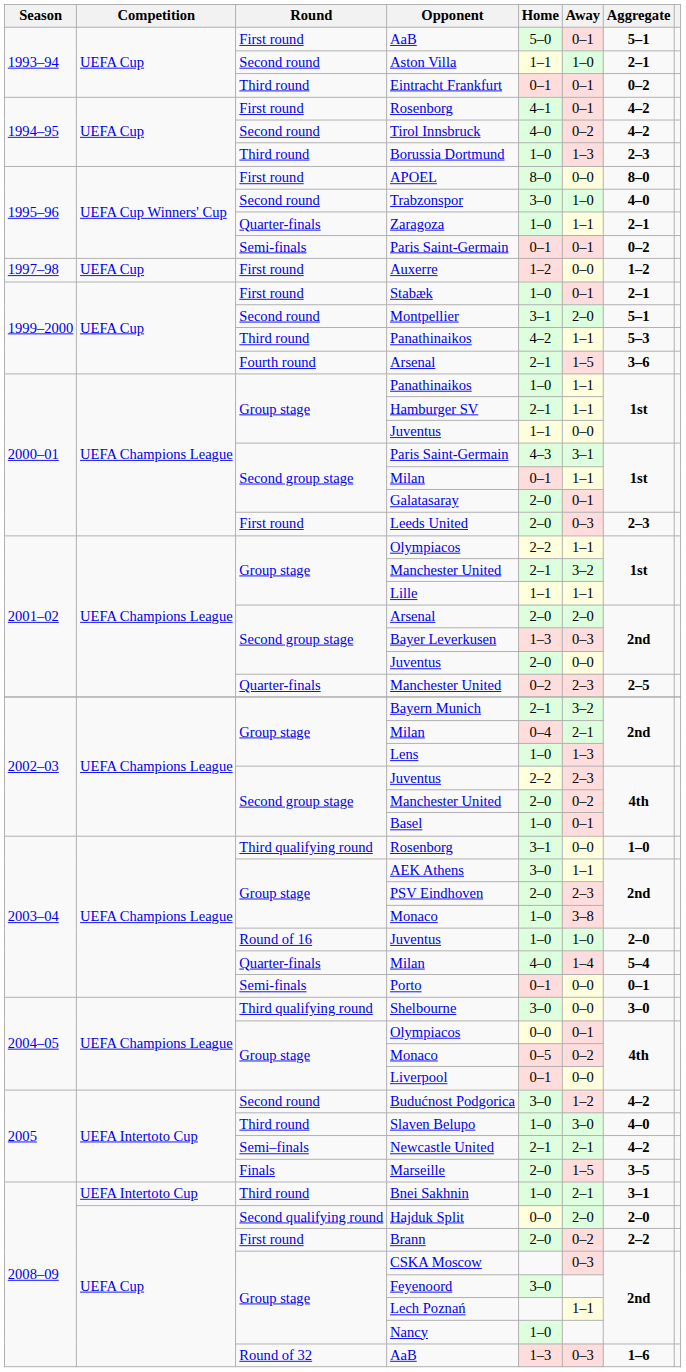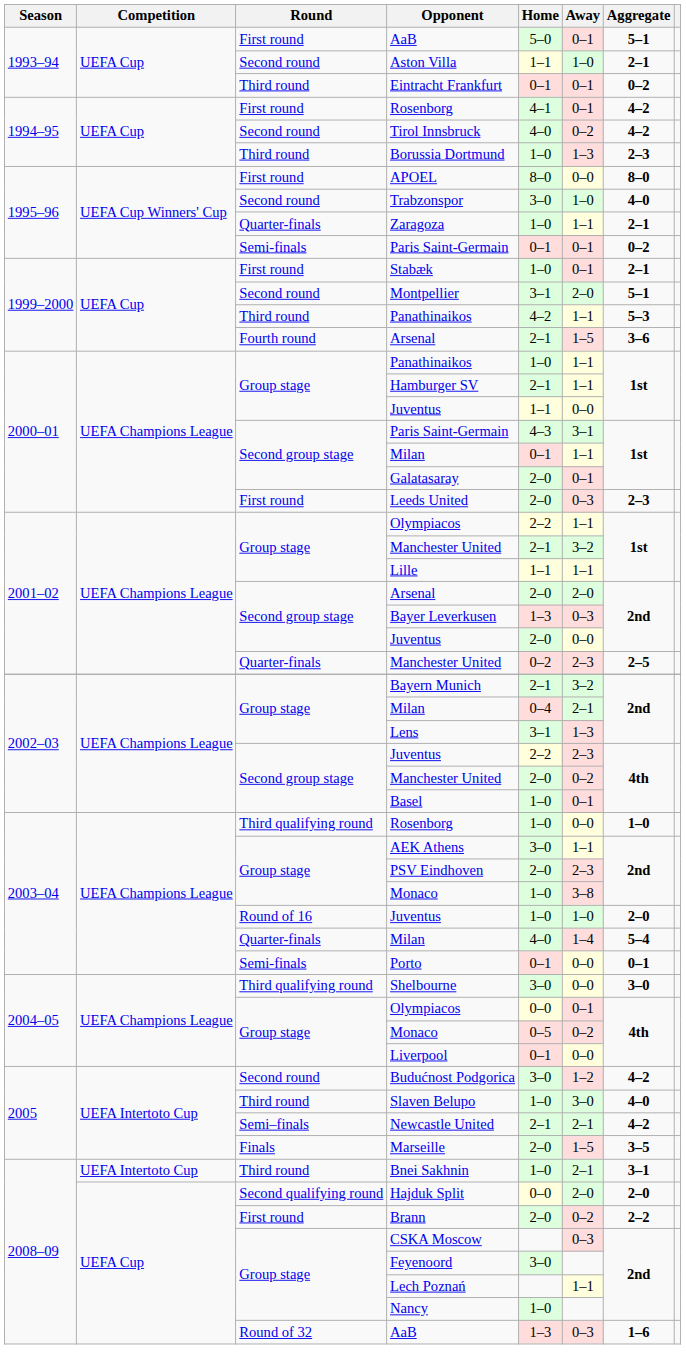- row: (33, 270)
(540, 754) 1–0 -> (540, 731) 3–1
(540, 847) 3–1 -> (540, 824) 1–0
